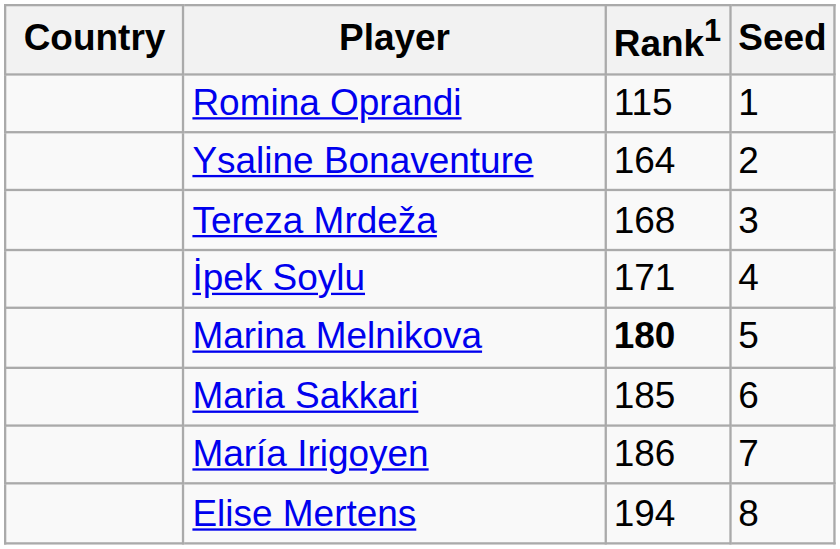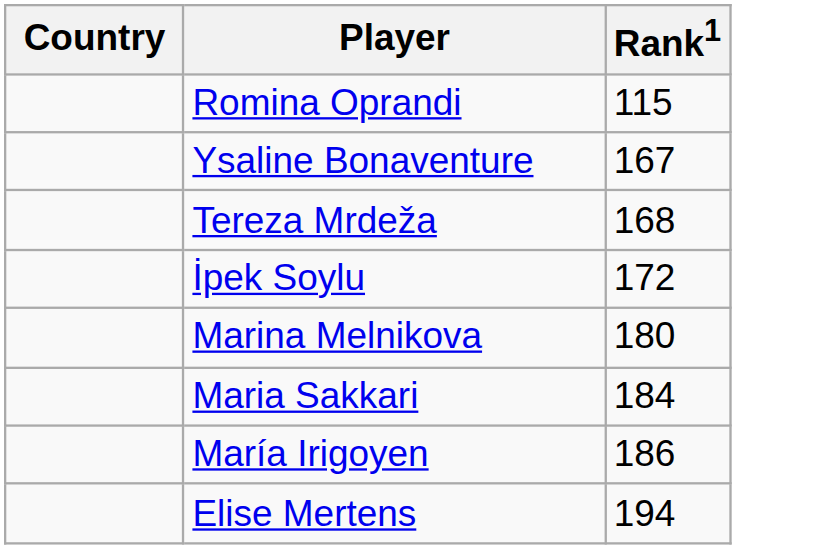- column: (782, 38)
(645, 161) 164 -> (645, 161) 167
(645, 278) 171 -> (645, 278) 172
(645, 336) bold -> (645, 336) normal
(645, 395) 185 -> (645, 395) 184
